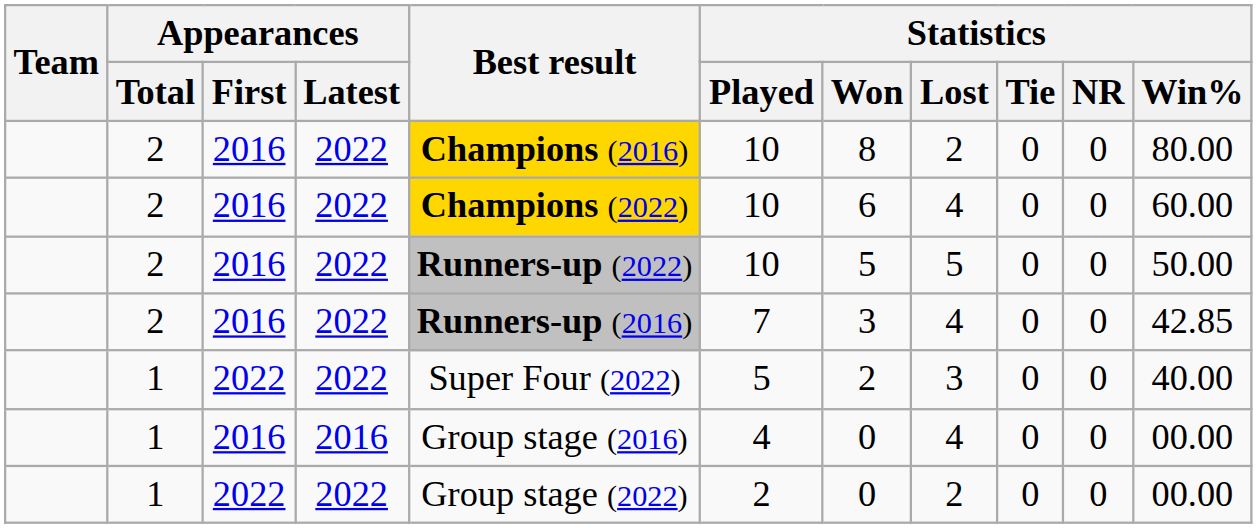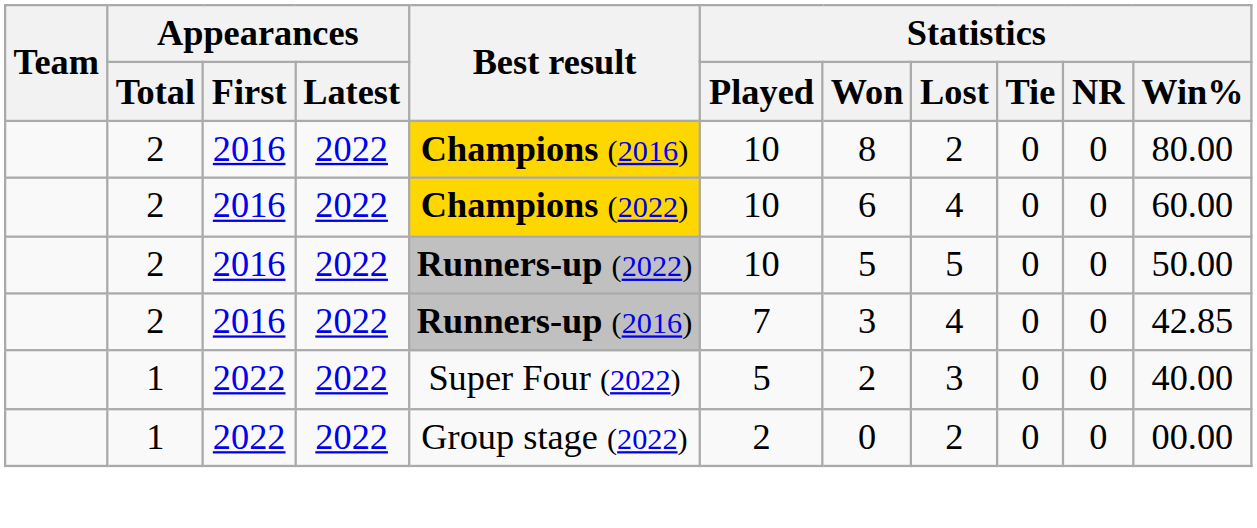- row: (155, 436)
